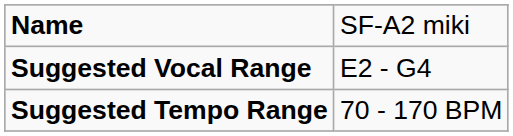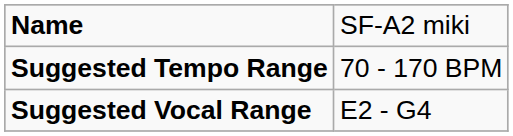rows swapped: (169, 109) <-> (161, 67)
